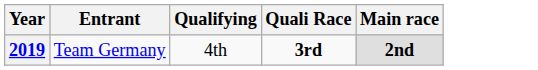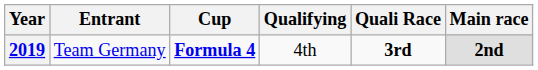+ column: (215, 19)
